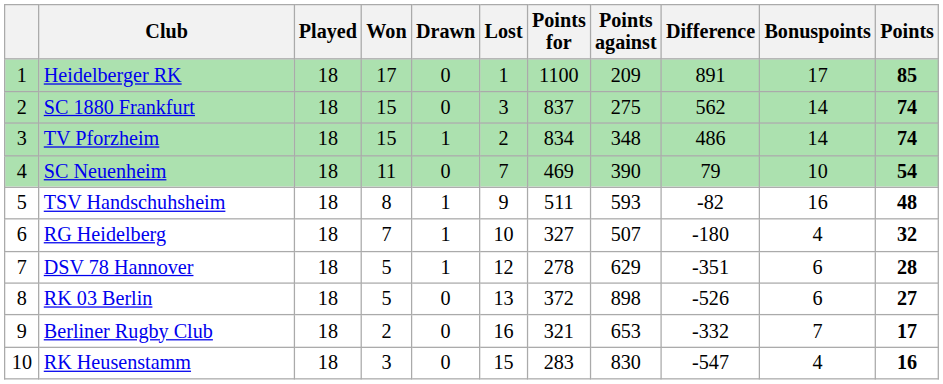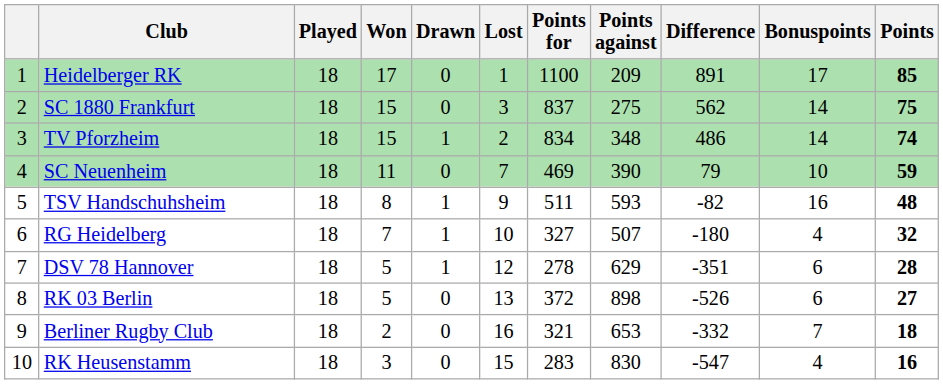(907, 107) 74 -> (907, 107) 75
(907, 171) 54 -> (907, 171) 59
(907, 330) 17 -> (907, 330) 18
